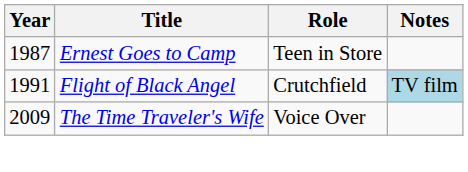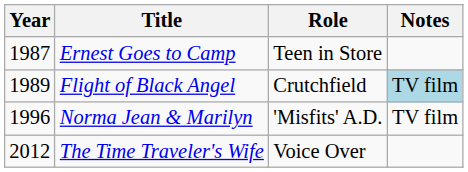(30, 85) 1991 -> (30, 85) 1989
+ row: (156, 118)
(30, 118) 2009 -> (30, 150) 2012
